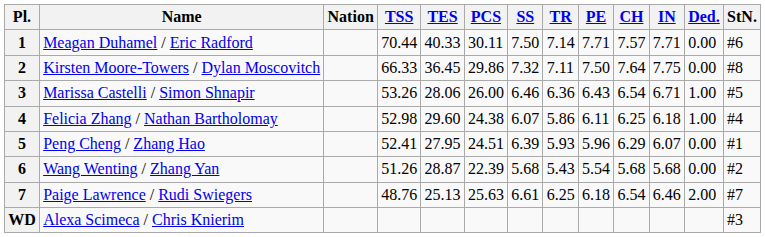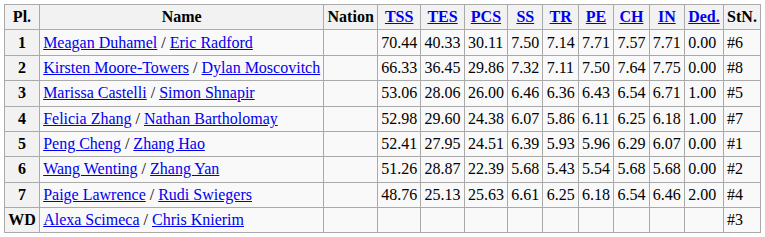(399, 93) 53.26 -> (399, 93) 53.06
(735, 118) #4 -> (735, 118) #7
(735, 194) #7 -> (735, 194) #4
